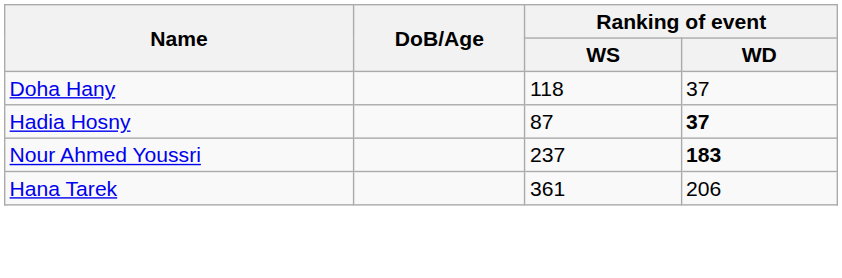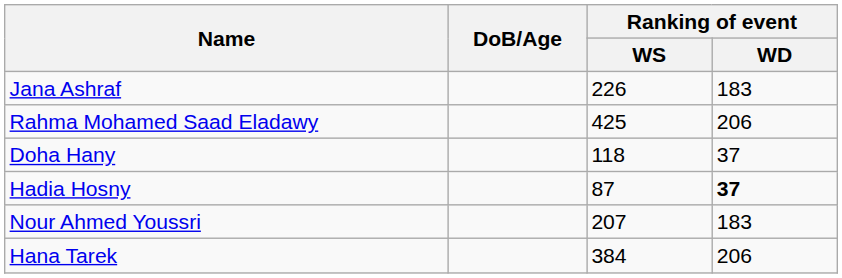+ row: (65, 88)
+ row: (164, 122)
(548, 155) 237 -> (609, 222) 207
(704, 155) bold -> (734, 222) normal
(548, 189) 361 -> (609, 256) 384
